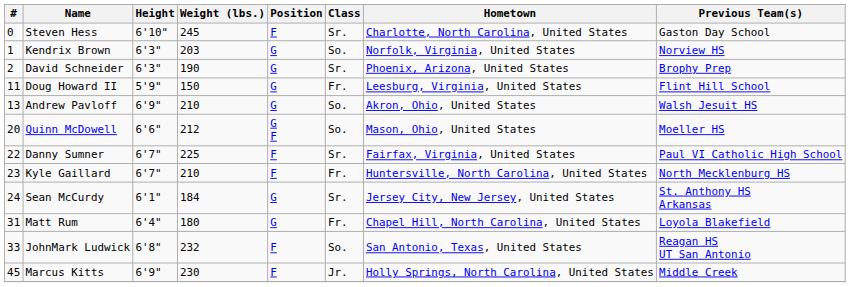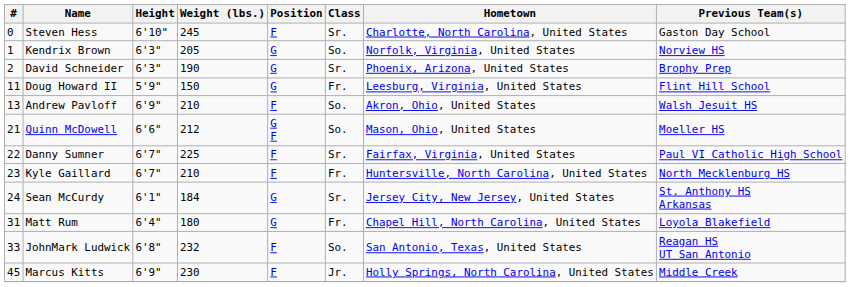(190, 50) 203 -> (190, 50) 205
(274, 105) G -> (274, 105) F
(14, 129) 20 -> (14, 129) 21
